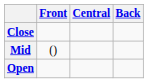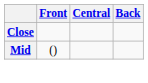- row: (20, 68)
